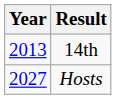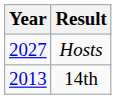rows swapped: (81, 49) <-> (81, 79)
